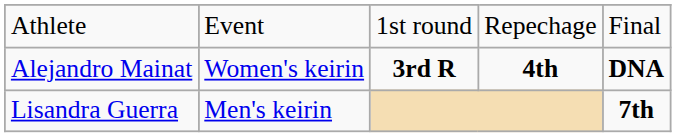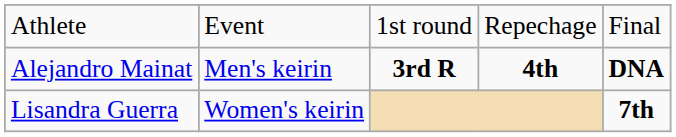(284, 68) Women's keirin -> (268, 68) Men's keirin
(268, 110) Men's keirin -> (284, 110) Women's keirin
